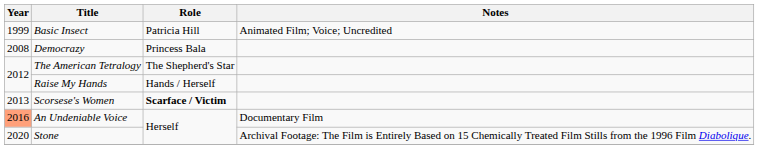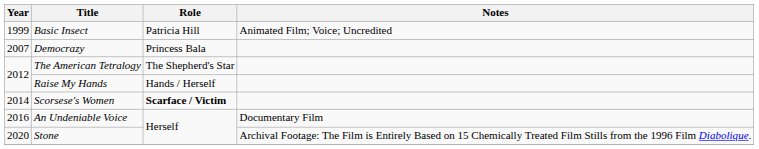(18, 48) 2008 -> (18, 48) 2007
(18, 100) 2013 -> (18, 100) 2014
(18, 118) lightsalmon background -> (18, 118) no background
